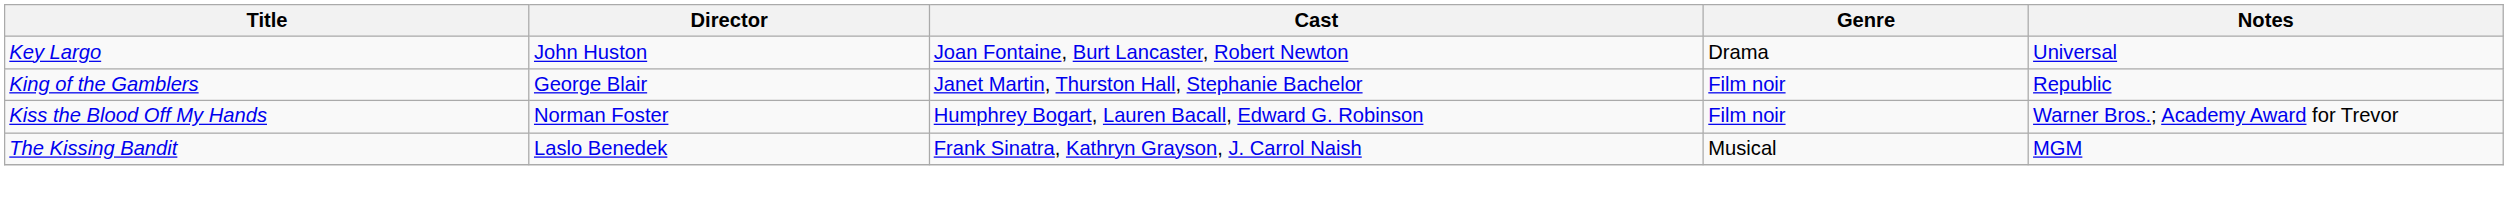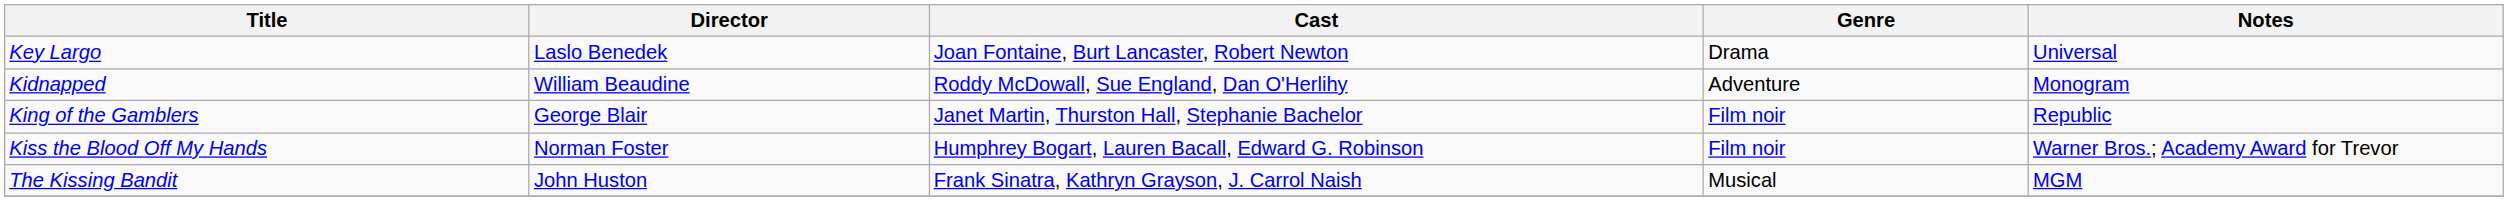(591, 52) John Huston -> (601, 52) Laslo Benedek
+ row: (57, 84)
(601, 148) Laslo Benedek -> (591, 180) John Huston
